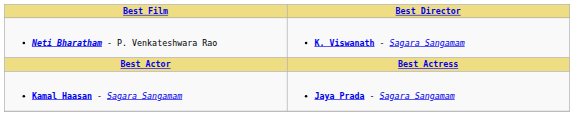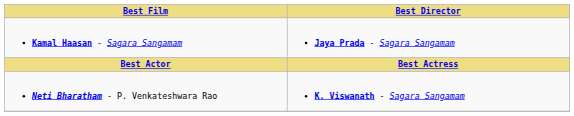rows swapped: (146, 43) <-> (146, 96)
